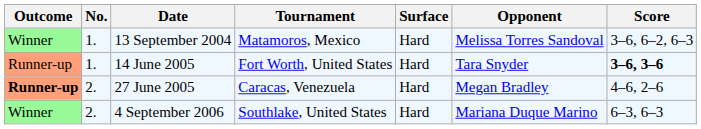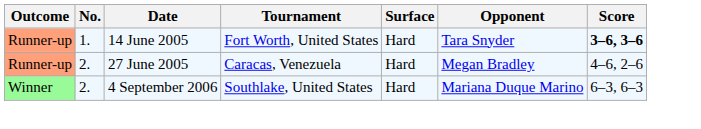- row: (173, 40)
(43, 87) bold -> (40, 64) normal
